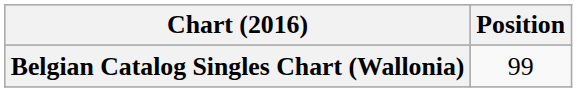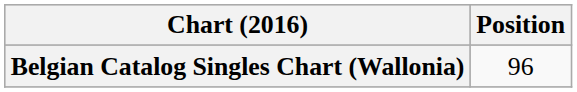(521, 65) 99 -> (521, 65) 96
